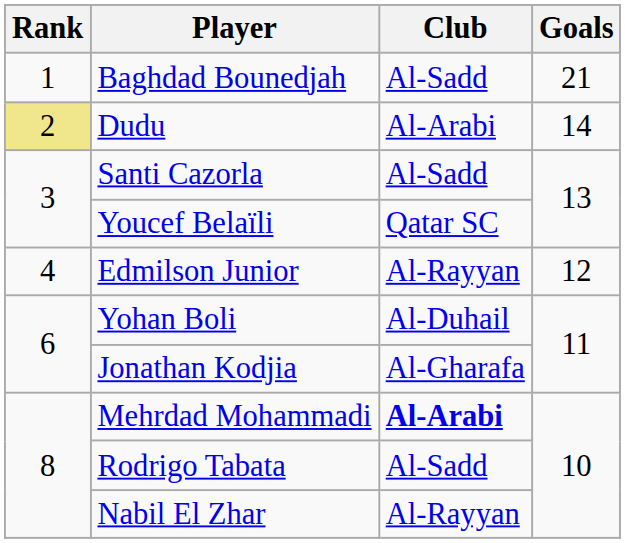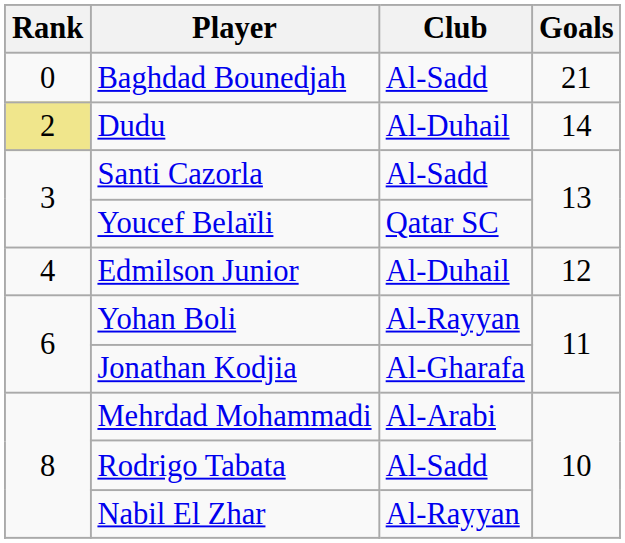(48, 77) 1 -> (48, 77) 0
(441, 125) Al-Arabi -> (448, 125) Al-Duhail
(453, 271) Al-Rayyan -> (448, 271) Al-Duhail
(448, 319) Al-Duhail -> (453, 319) Al-Rayyan
(444, 416) bold -> (441, 416) normal
